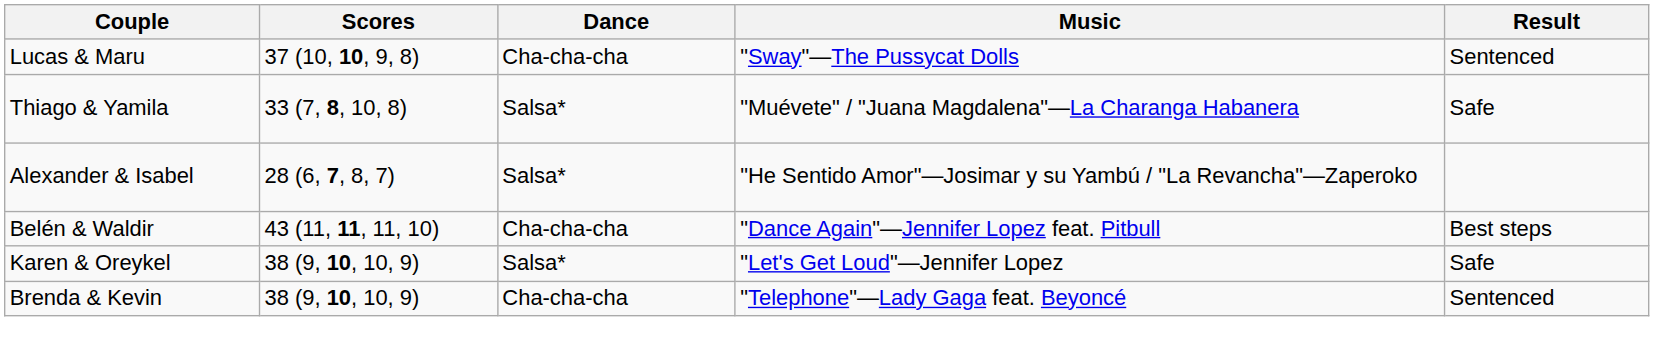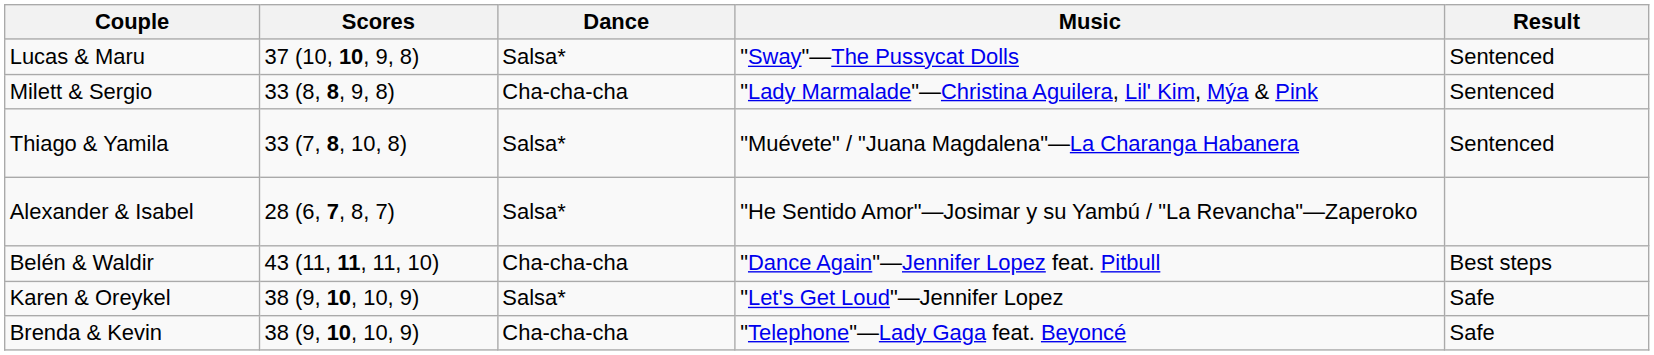(565, 56) Cha-cha-cha -> (534, 56) Salsa*
+ row: (81, 91)
(1472, 108) Safe -> (1502, 143) Sentenced
(1502, 297) Sentenced -> (1472, 332) Safe
